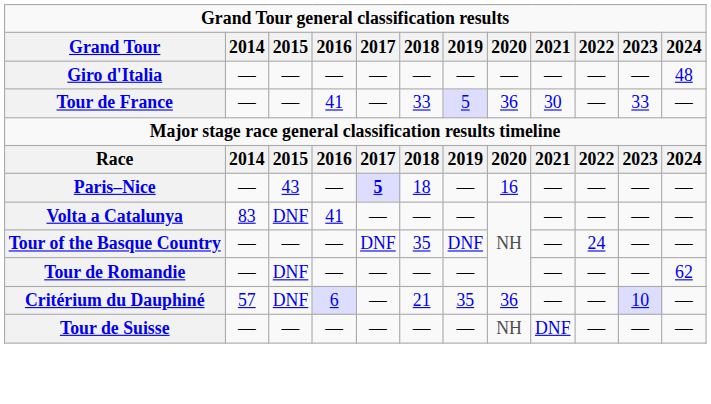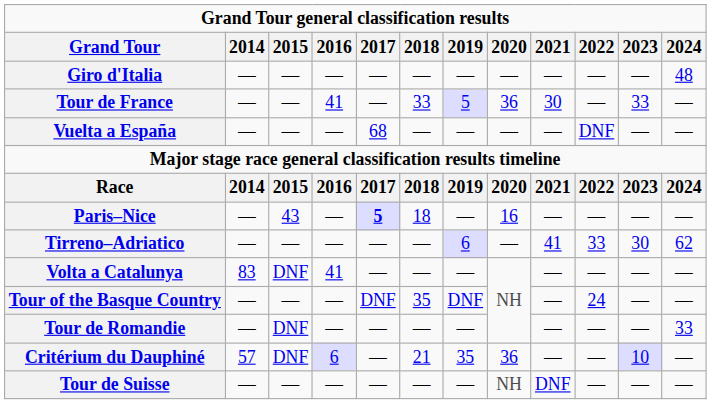+ row: (115, 131)
+ row: (115, 243)
(684, 272) 62 -> (684, 328) 33
